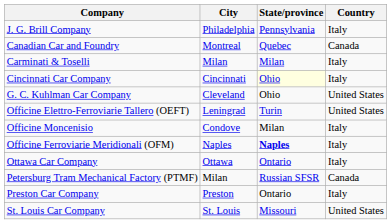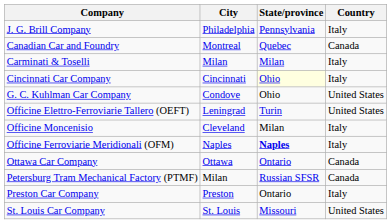(224, 95) Cleveland -> (221, 95) Condove
(221, 128) Condove -> (224, 128) Cleveland
(338, 161) Italy -> (344, 161) Canada
